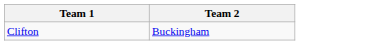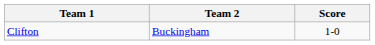+ column: (332, 13)
